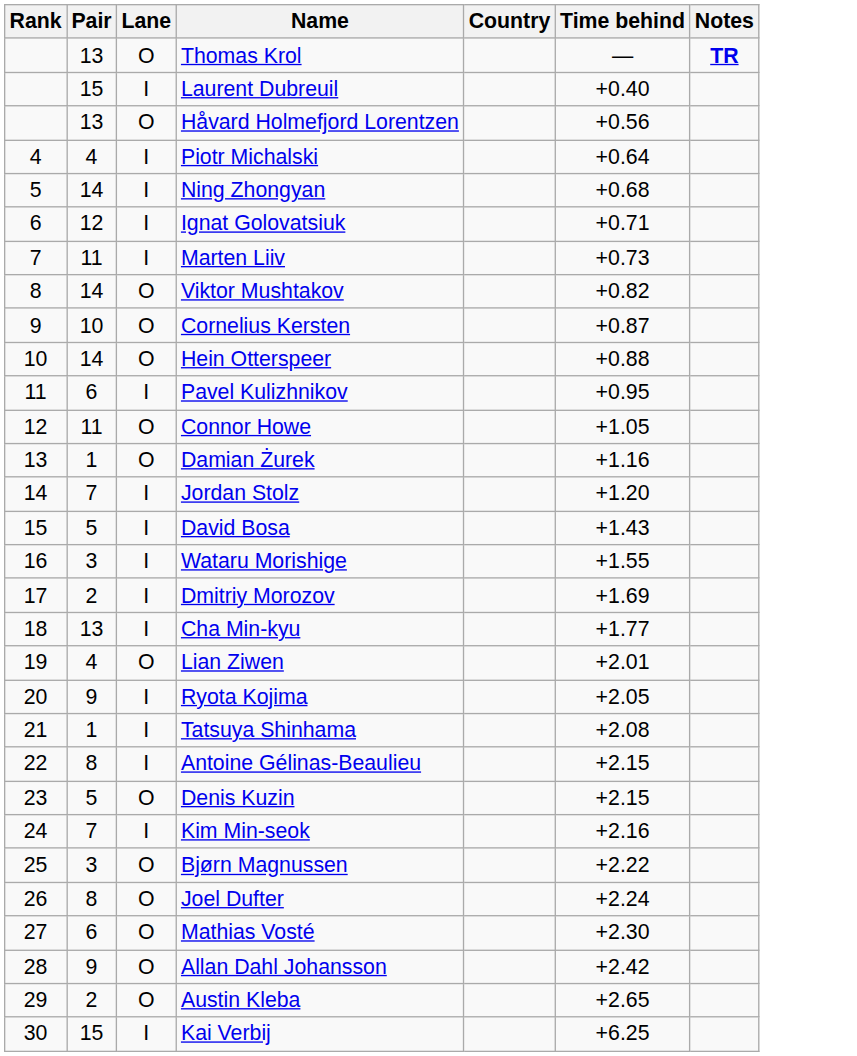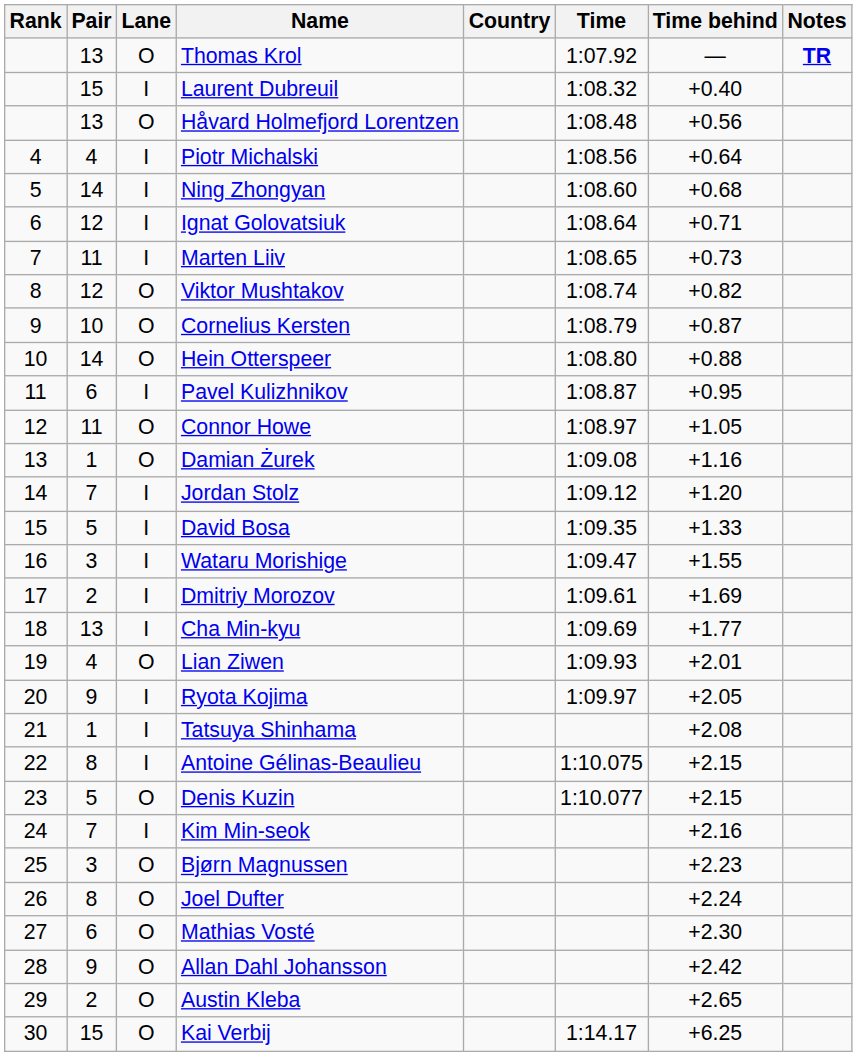+ column: (602, 21)
(92, 291) 14 -> (92, 291) 12
(623, 527) +1.43 -> (715, 527) +1.33
(623, 865) +2.22 -> (715, 865) +2.23
(146, 1033) I -> (146, 1033) O
